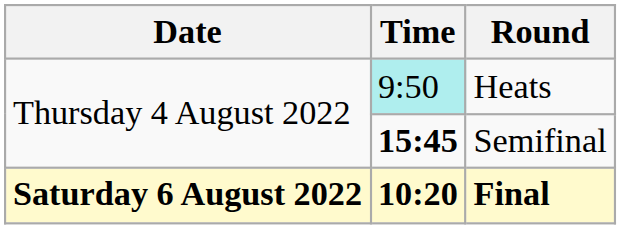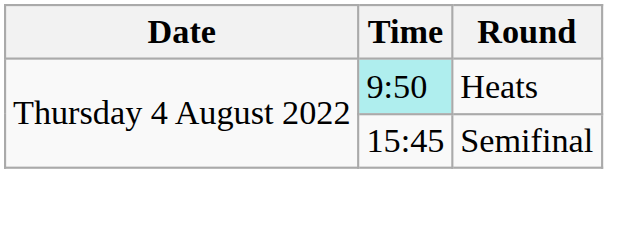(418, 140) bold -> (405, 140) normal
- row: (512, 194)
